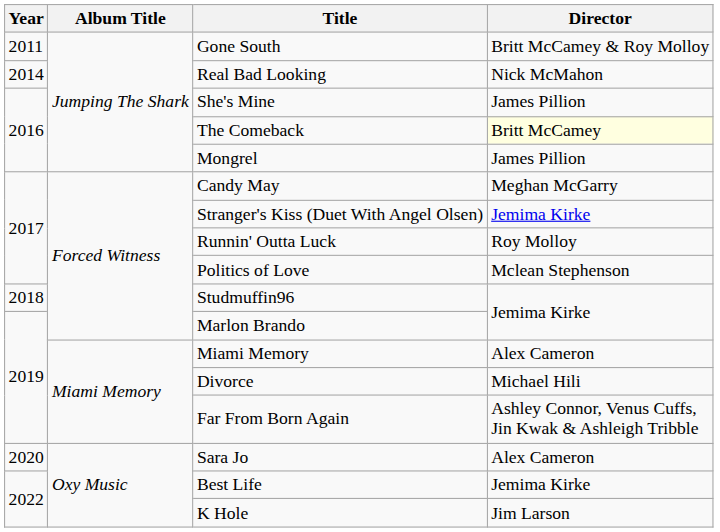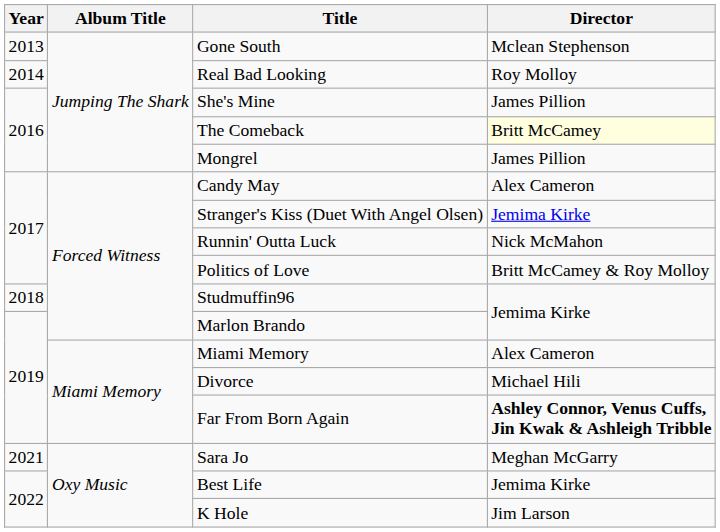(26, 46) 2011 -> (26, 46) 2013
(600, 46) Britt McCamey & Roy Molloy -> (560, 46) Mclean Stephenson
(547, 74) Nick McMahon -> (534, 74) Roy Molloy
(554, 185) Meghan McGarry -> (543, 185) Alex Cameron
(534, 241) Roy Molloy -> (547, 241) Nick McMahon
(560, 269) Mclean Stephenson -> (600, 269) Britt McCamey & Roy Molloy
(595, 419) normal -> (601, 419) bold
(26, 456) 2020 -> (26, 456) 2021
(543, 456) Alex Cameron -> (554, 456) Meghan McGarry
